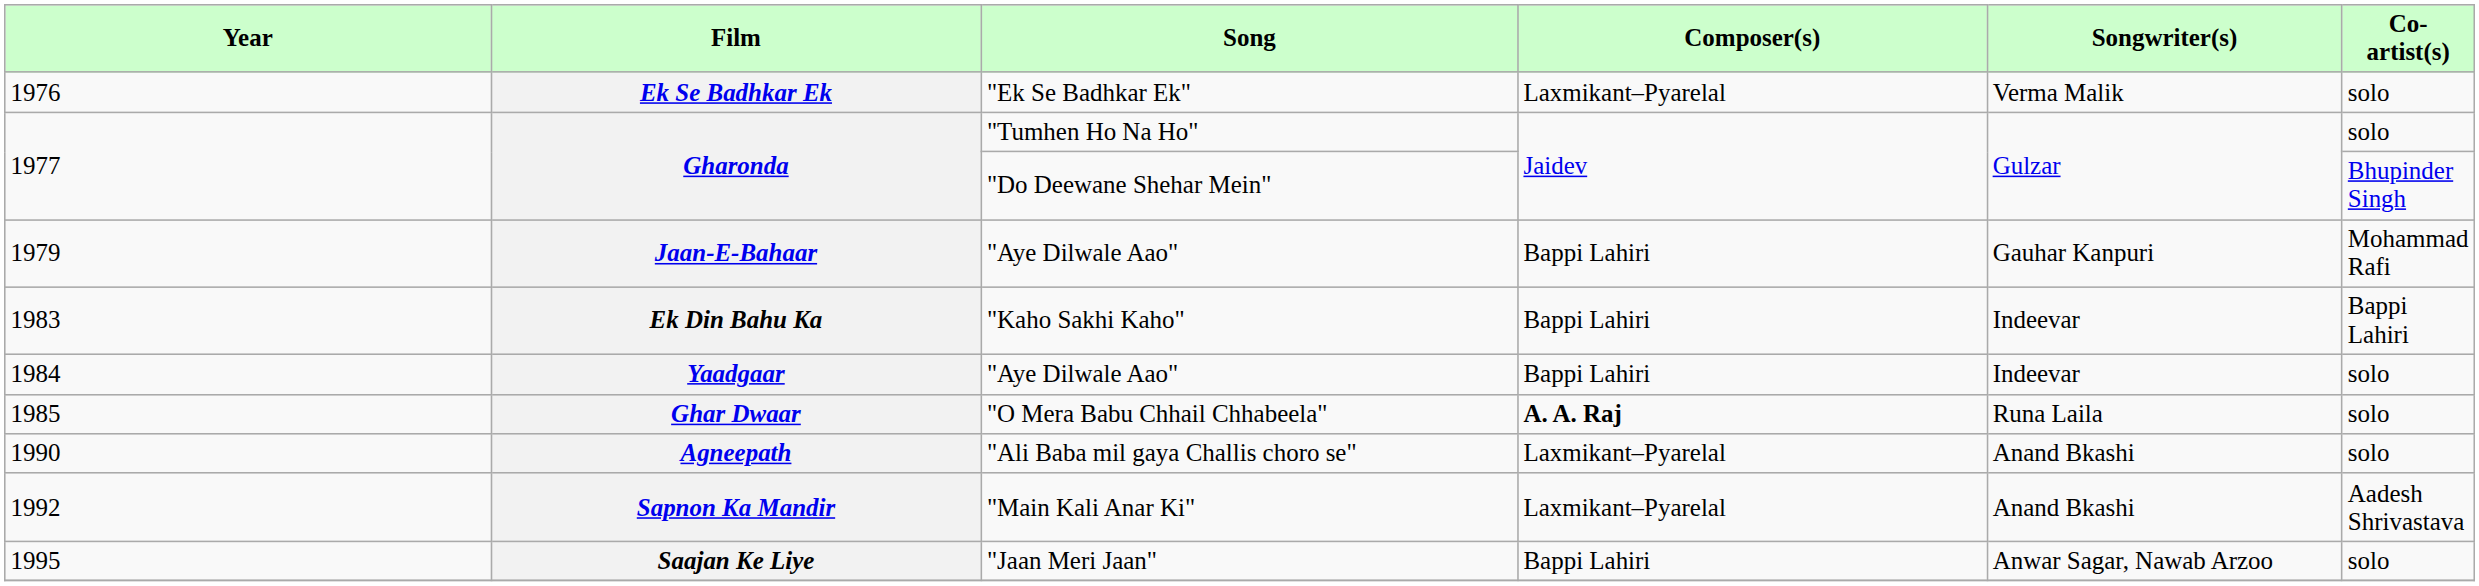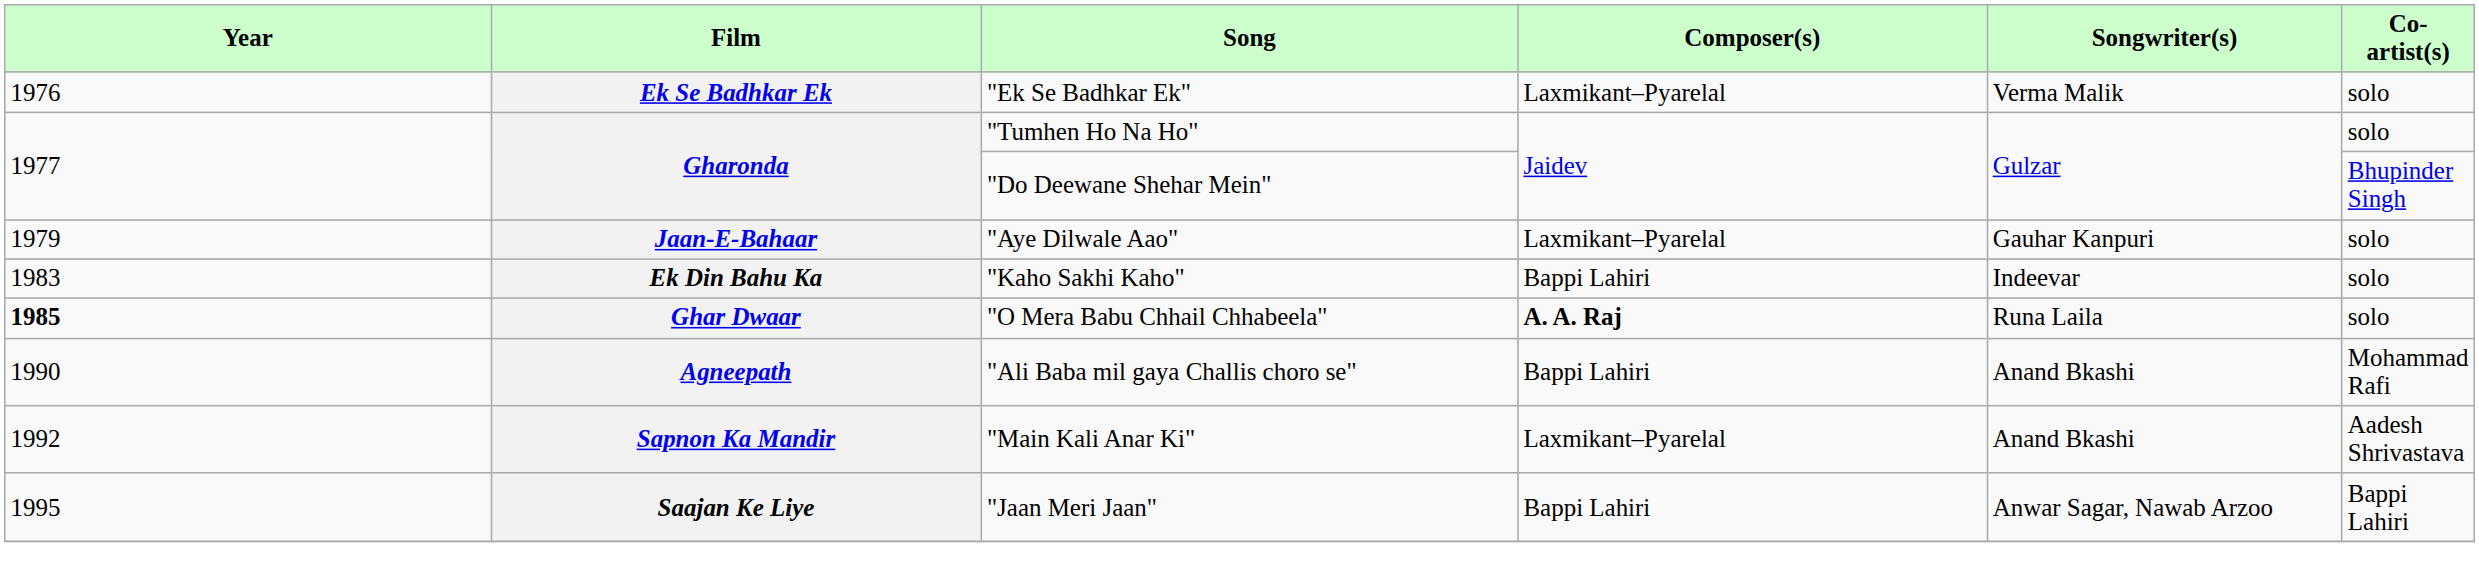(1587, 252) Bappi Lahiri -> (1625, 238) Laxmikant–Pyarelal
(2408, 252) Mohammad Rafi -> (2369, 238) solo
(2378, 320) Bappi Lahiri -> (2369, 278) solo
- row: (736, 374)
(35, 413) normal -> (35, 317) bold
(1625, 453) Laxmikant–Pyarelal -> (1587, 371) Bappi Lahiri
(2369, 453) solo -> (2408, 371) Mohammad Rafi
(2369, 560) solo -> (2378, 506) Bappi Lahiri
